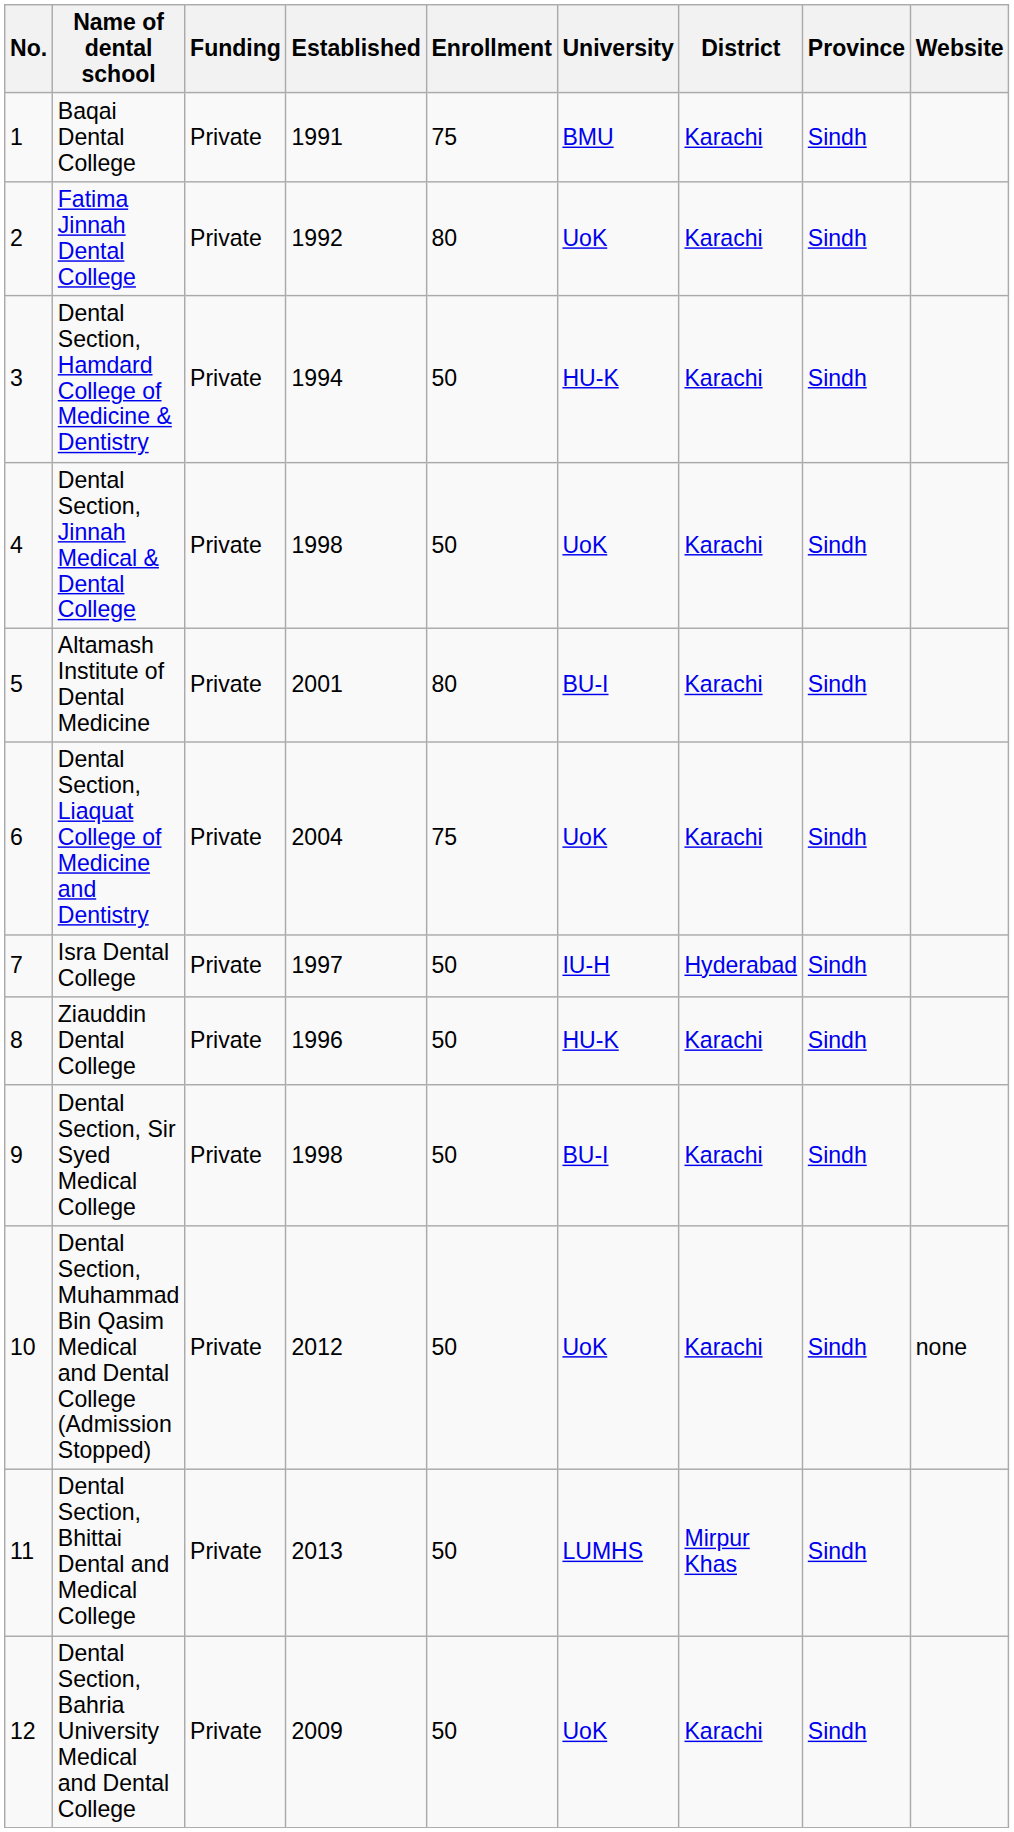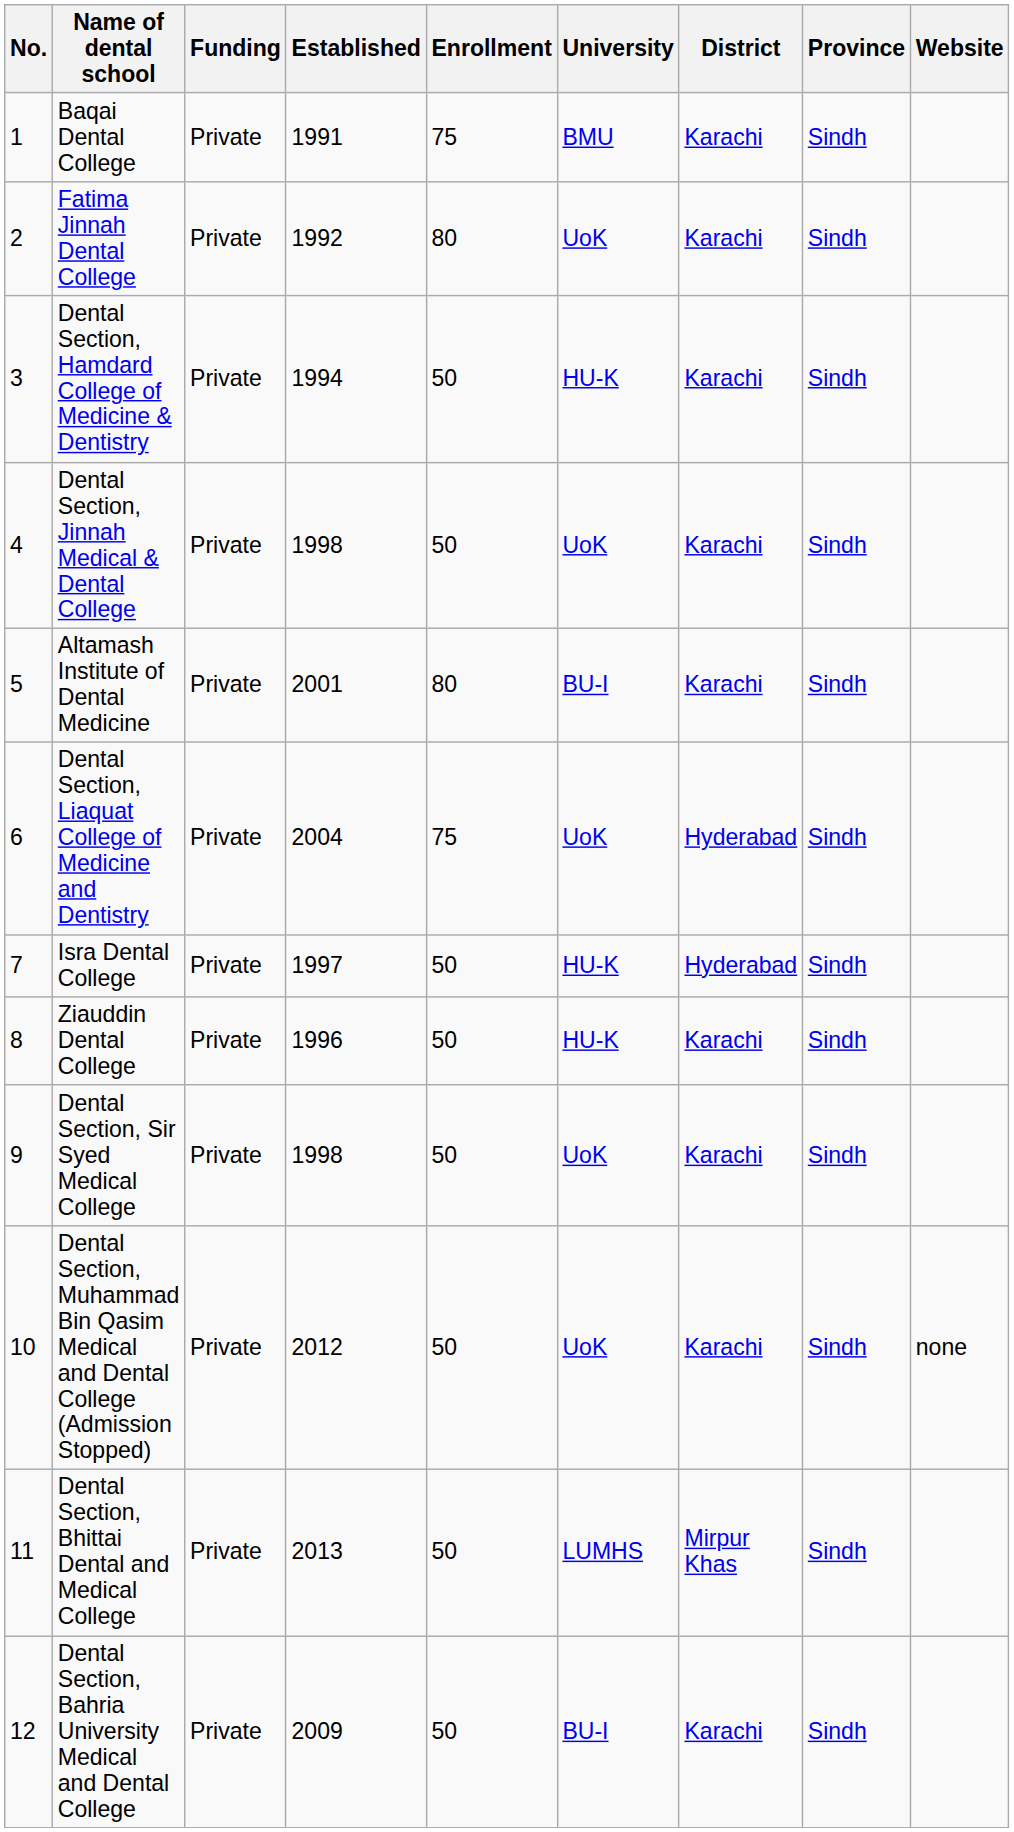(724, 838) Karachi -> (741, 838) Hyderabad
(586, 965) IU-H -> (591, 965) HU-K
(585, 1155) BU-I -> (585, 1155) UoK
(585, 1731) UoK -> (585, 1731) BU-I
